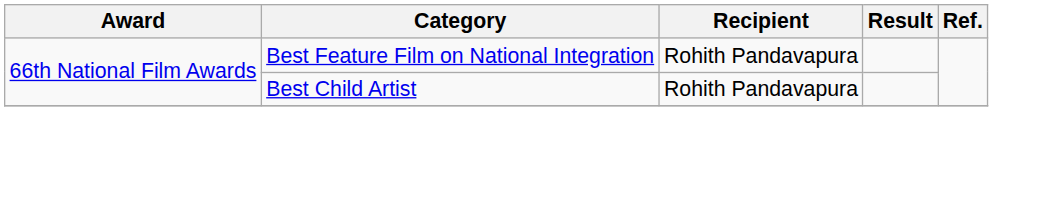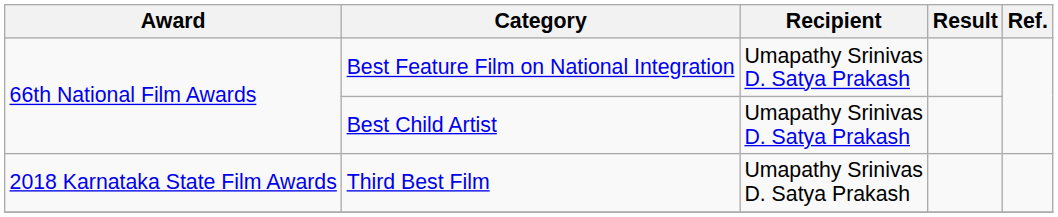(761, 55) Rohith Pandavapura -> (834, 67) Umapathy Srinivas D. Satya Prakash
(761, 88) Rohith Pandavapura -> (834, 124) Umapathy Srinivas D. Satya Prakash
+ row: (418, 182)
